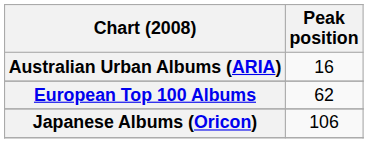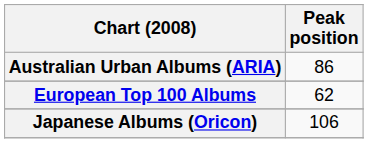(324, 66) 16 -> (324, 66) 86
